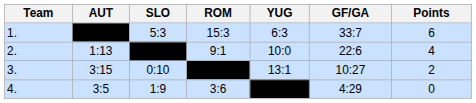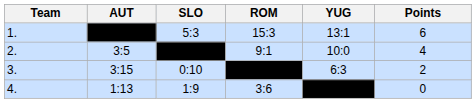- column: (350, 13)
(280, 32) 6:3 -> (338, 32) 13:1
(101, 51) 1:13 -> (121, 51) 3:5
(280, 70) 13:1 -> (338, 70) 6:3
(101, 88) 3:5 -> (121, 88) 1:13
